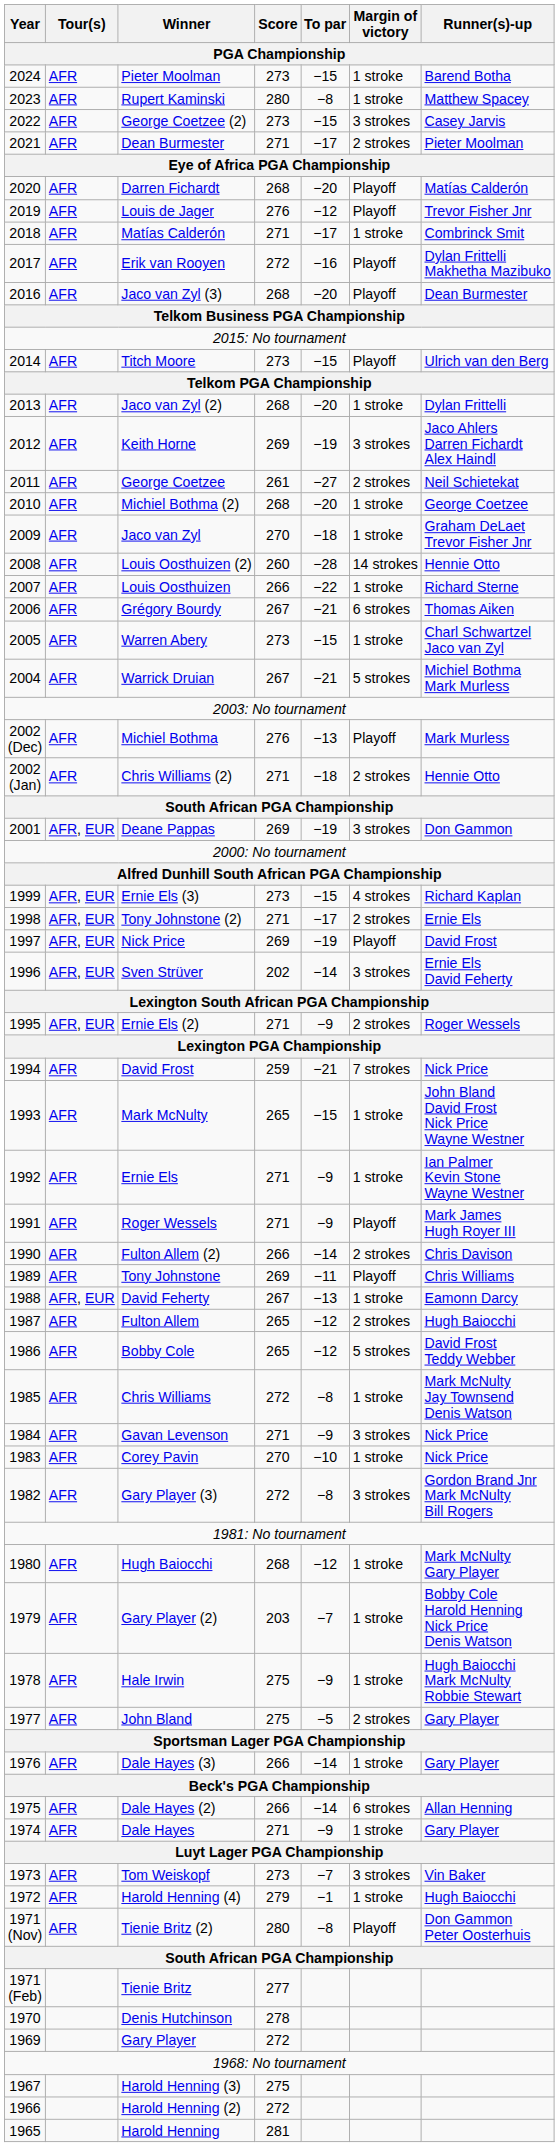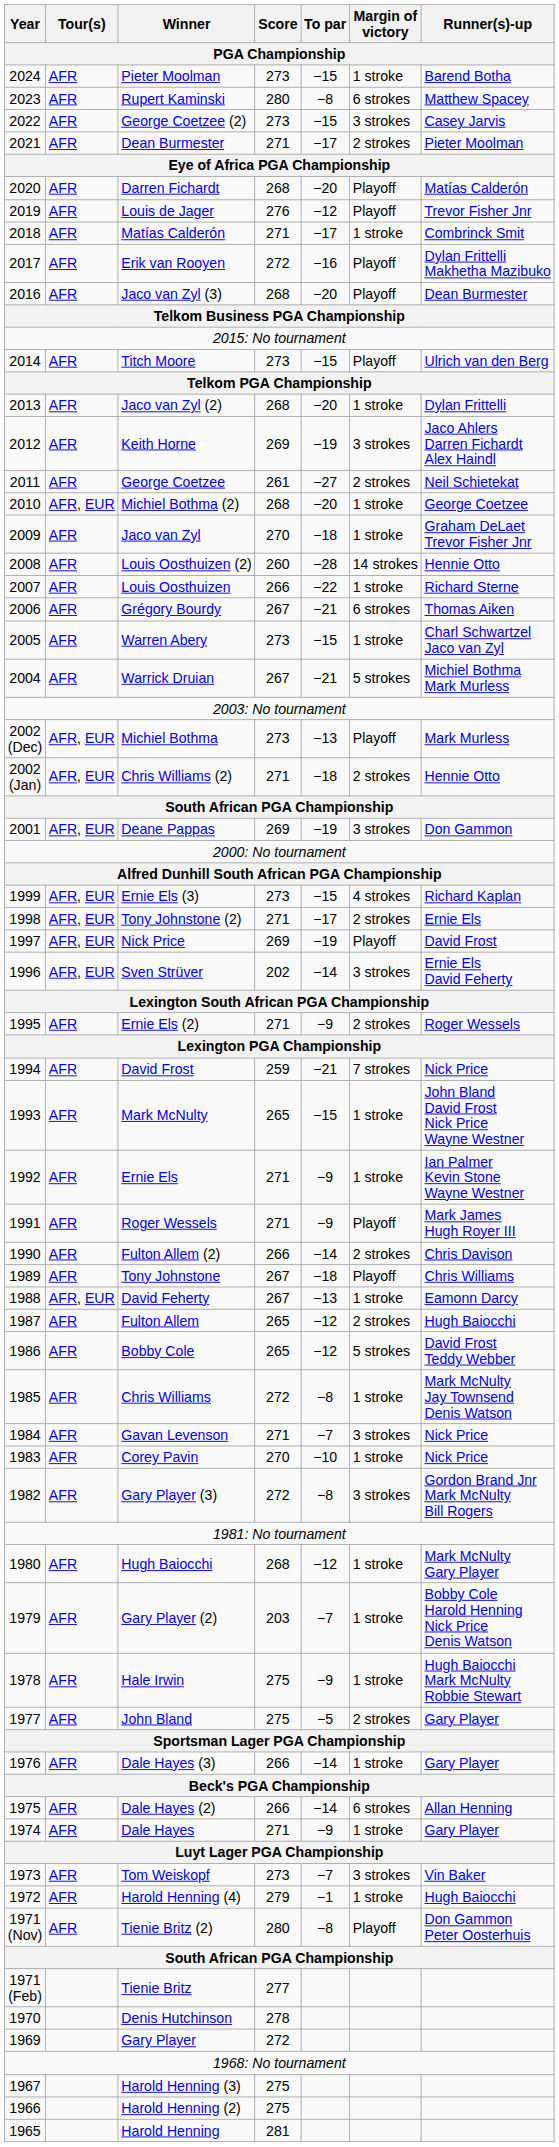(378, 99) 1 stroke -> (381, 99) 6 strokes
(63, 504) AFR -> (82, 504) AFR, EUR
(63, 739) AFR -> (82, 739) AFR, EUR
(278, 739) 276 -> (278, 739) 273
(63, 777) AFR -> (82, 777) AFR, EUR
(82, 1024) AFR, EUR -> (63, 1024) AFR
(278, 1276) 269 -> (278, 1276) 267
(325, 1276) −11 -> (325, 1276) −18
(325, 1435) −9 -> (325, 1435) −7
(278, 2108) 272 -> (278, 2108) 275
